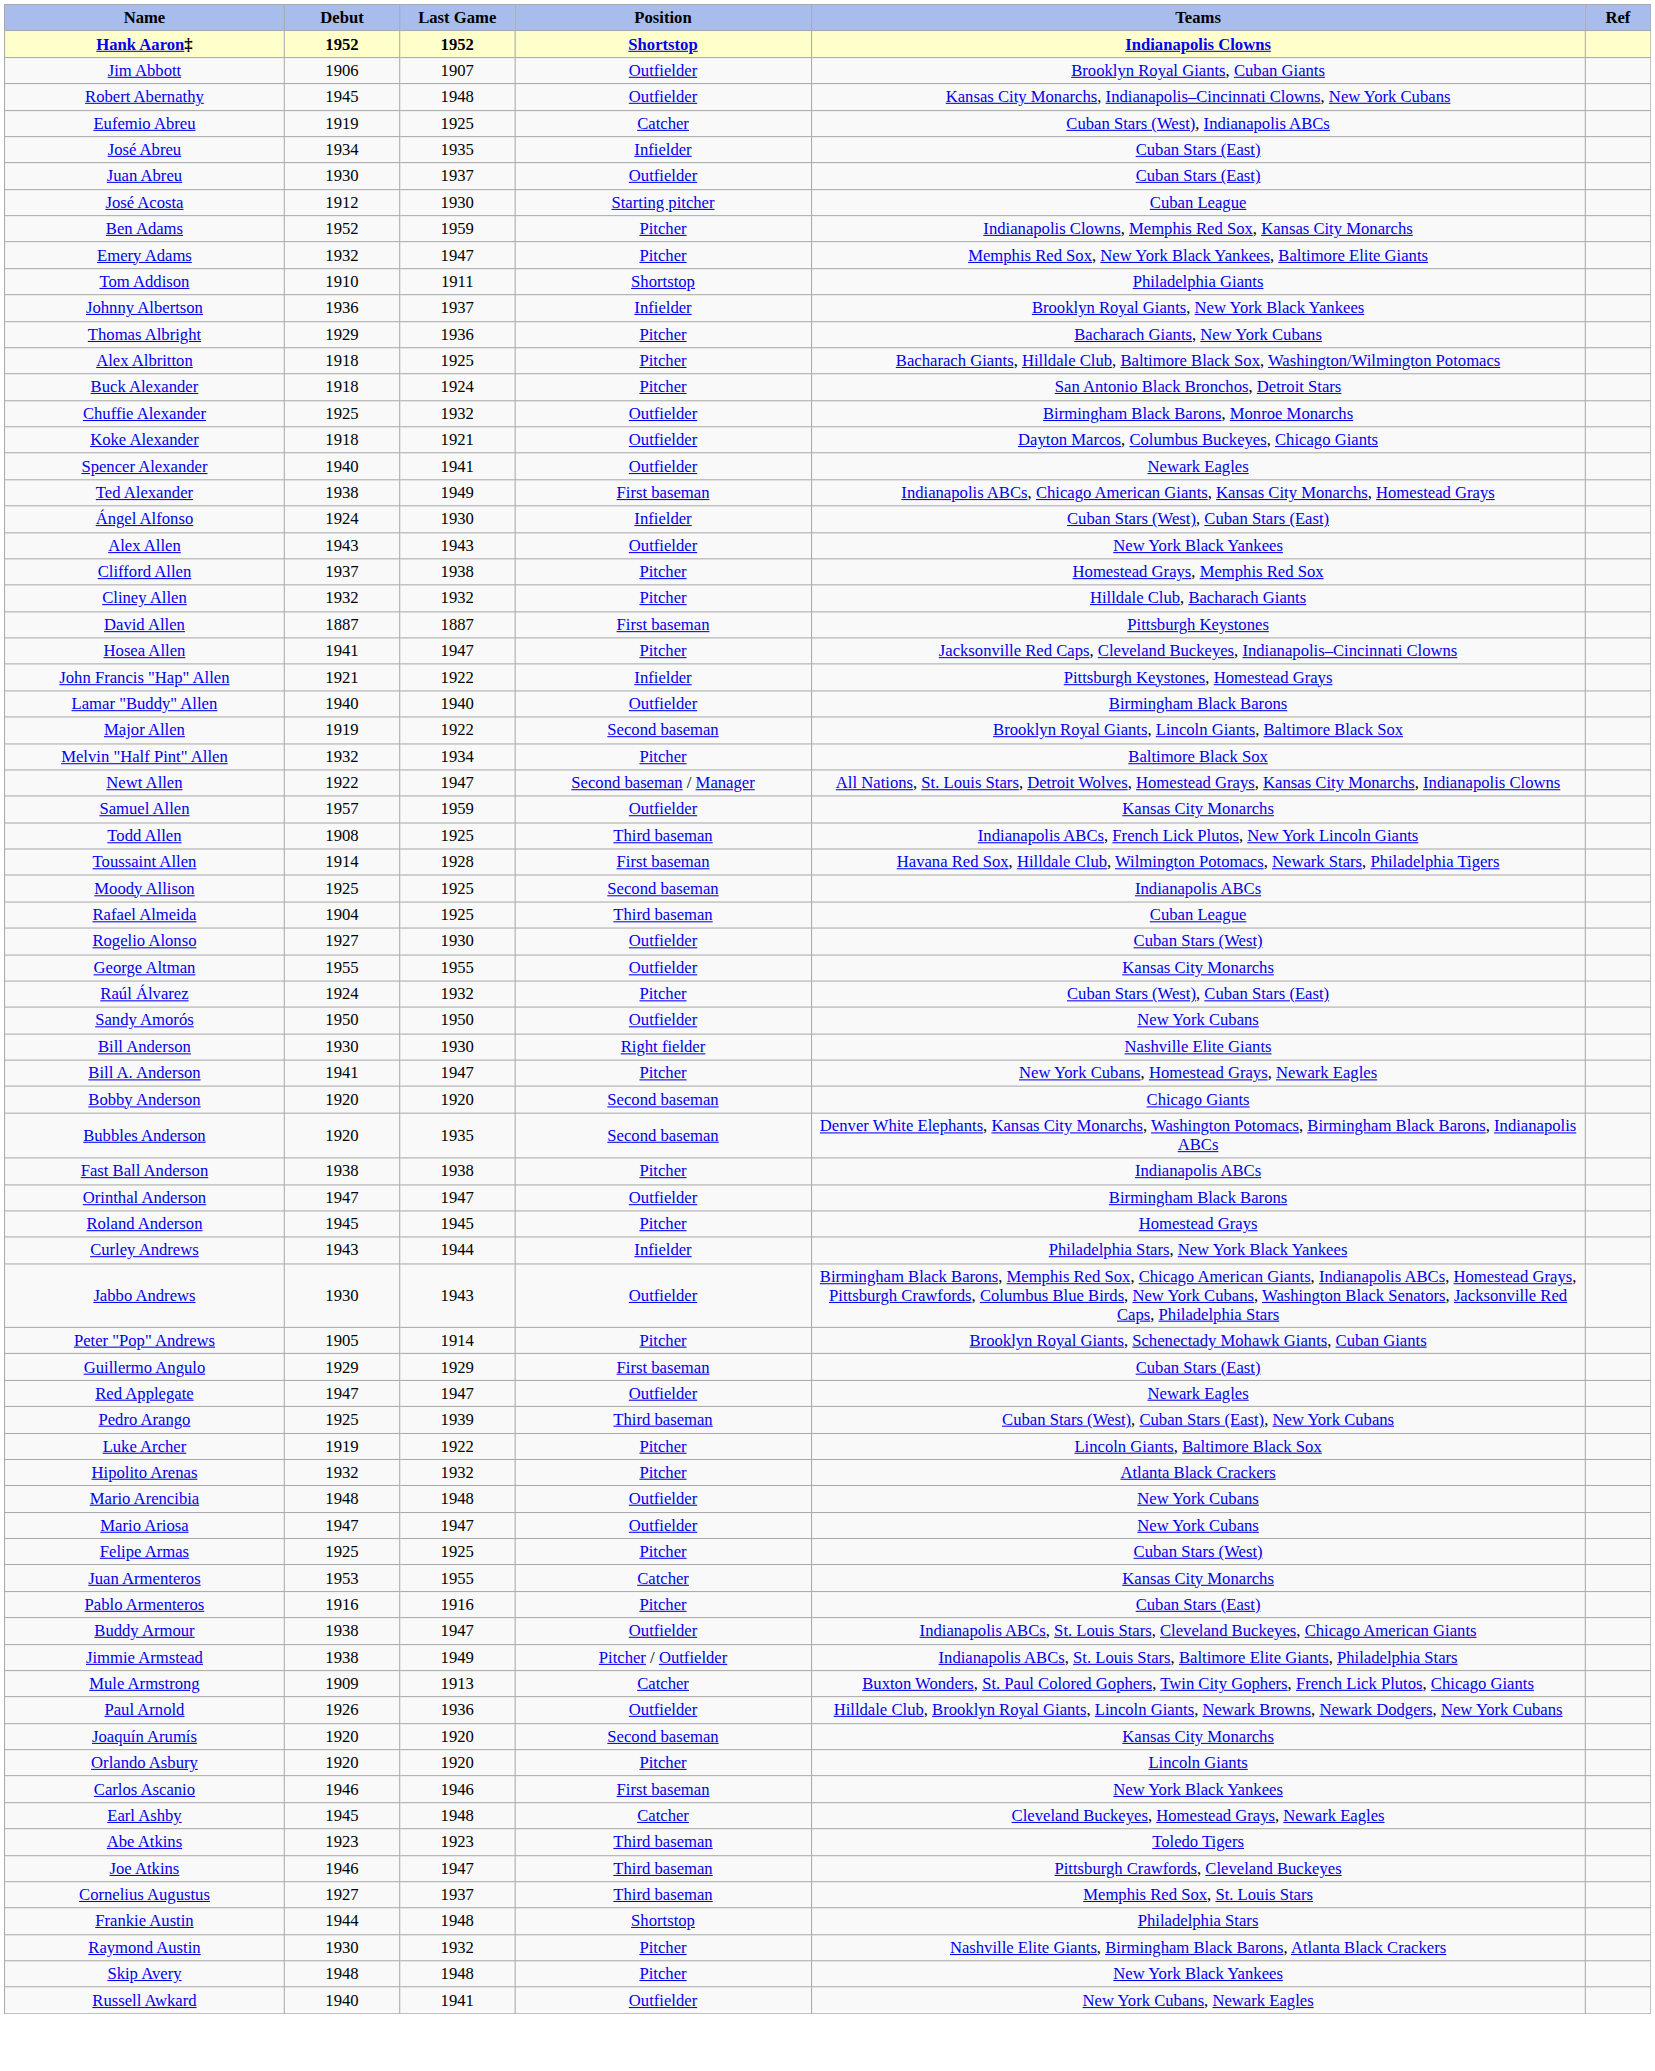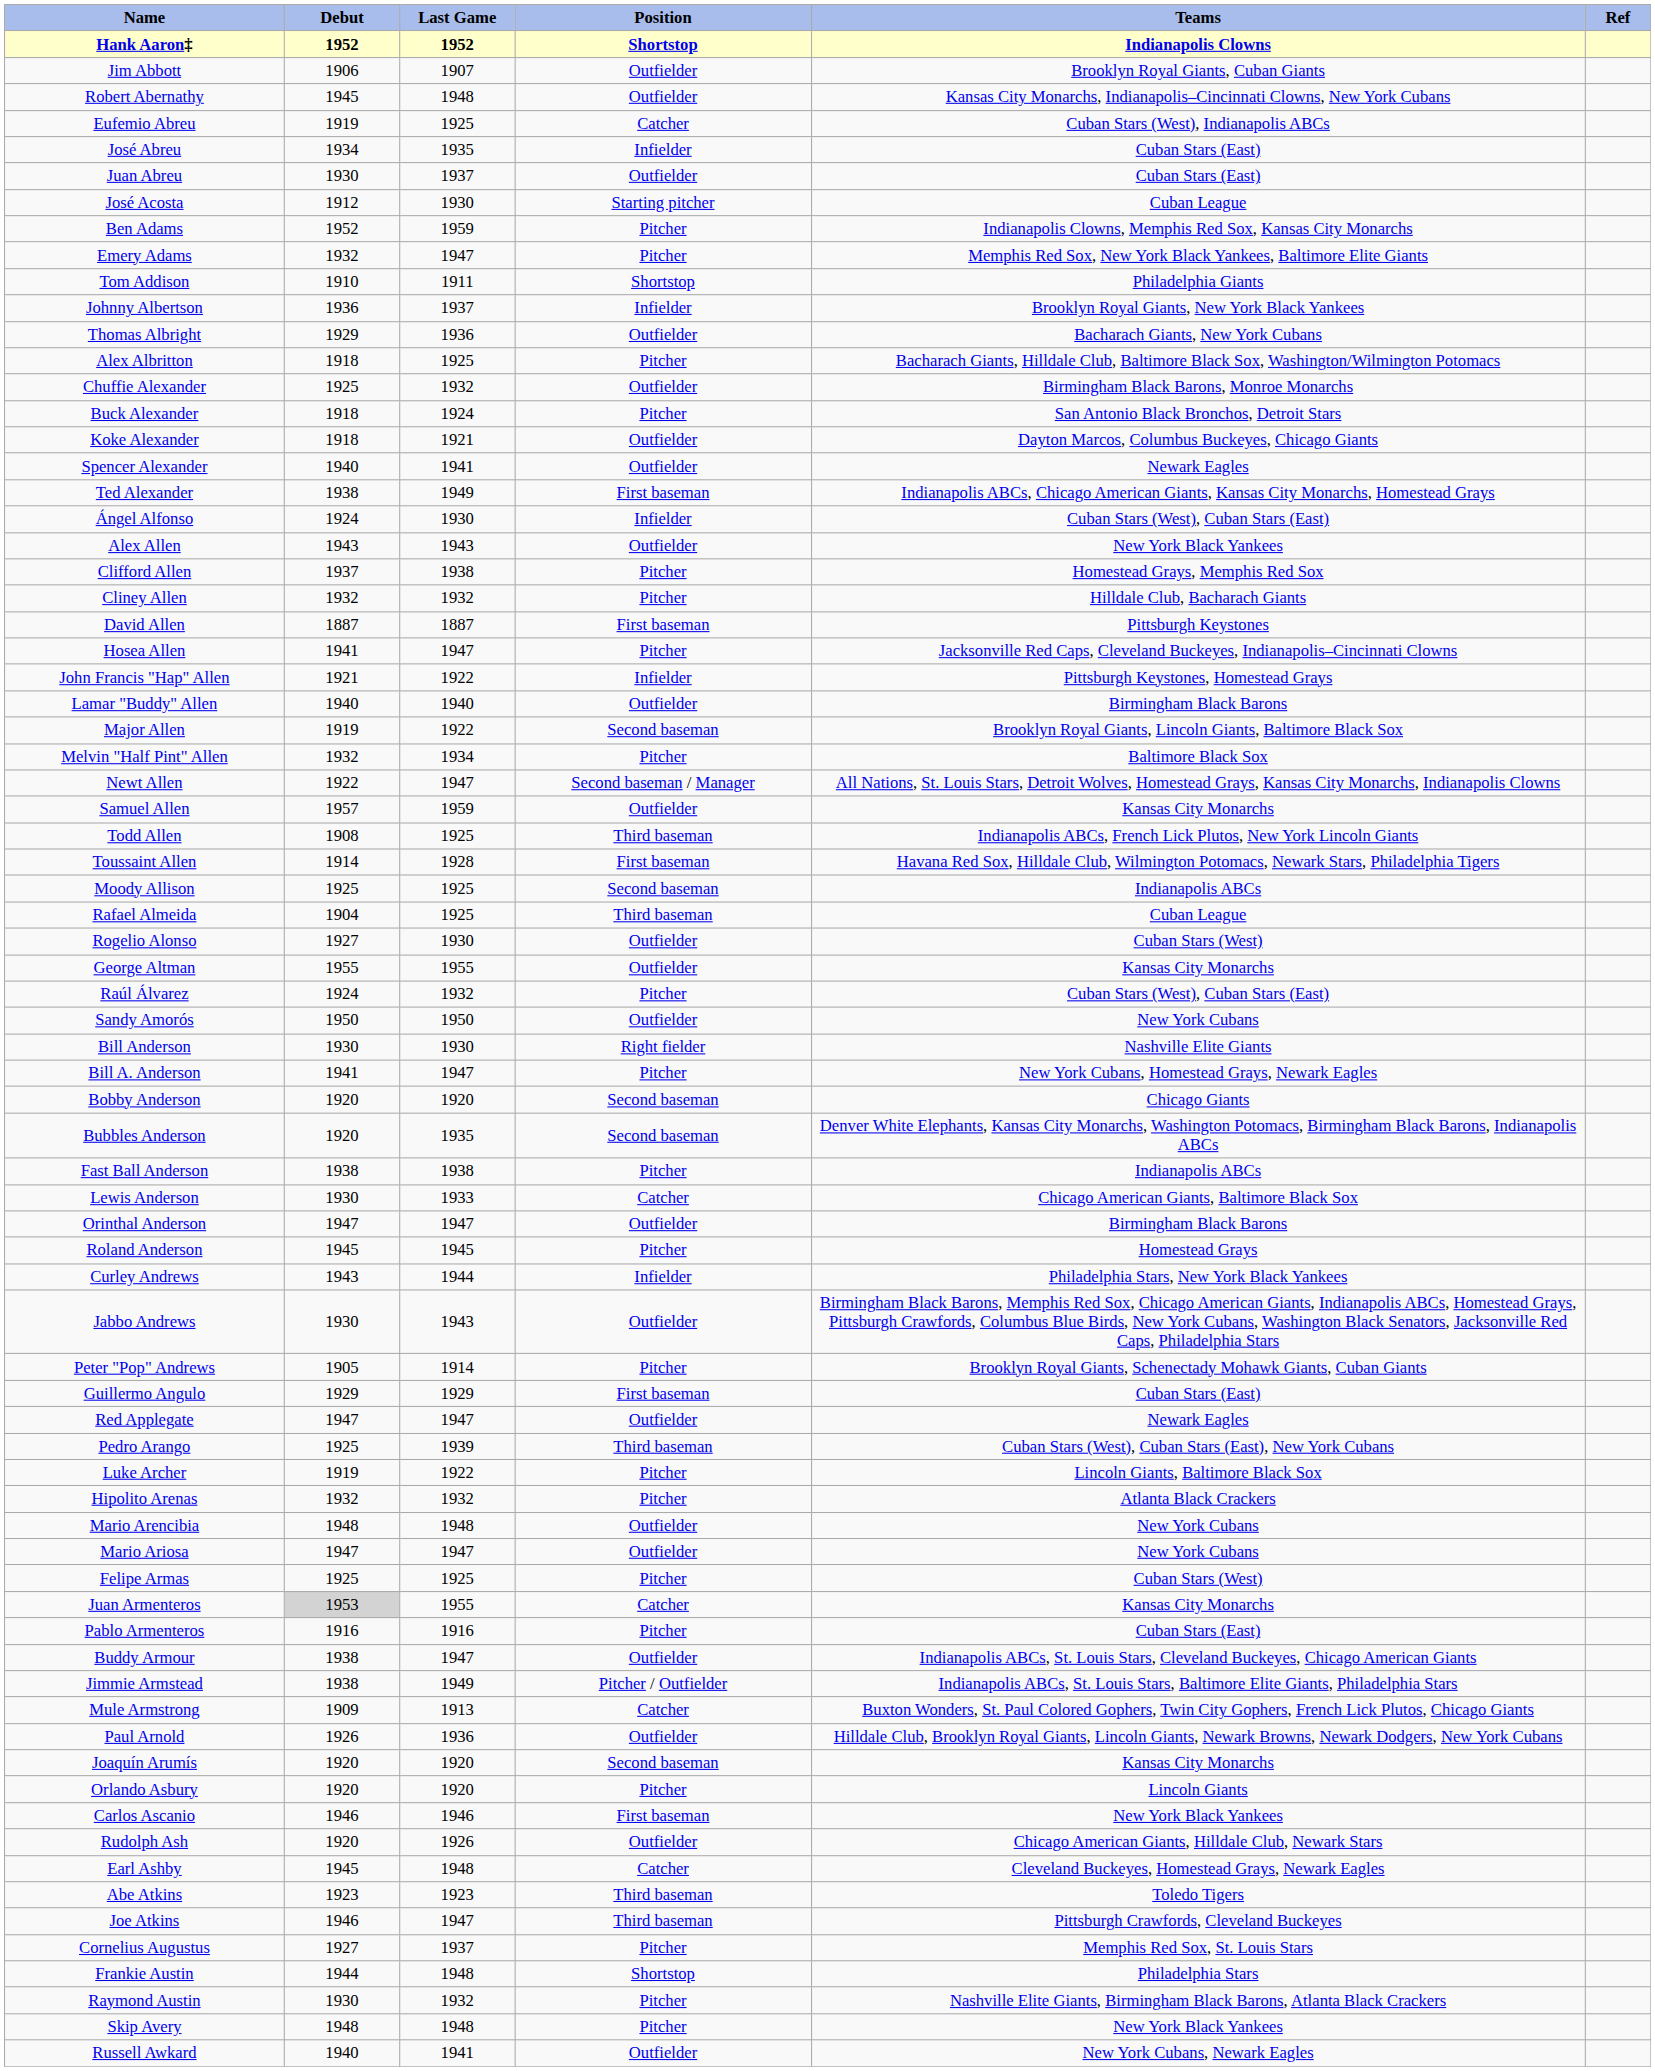(663, 334) Pitcher -> (663, 334) Outfielder
rows swapped: (144, 387) <-> (144, 413)
+ row: (144, 1197)
(342, 1578) no background -> (342, 1604) lightgrey background
+ row: (144, 1841)
(663, 1894) Third baseman -> (663, 1947) Pitcher
